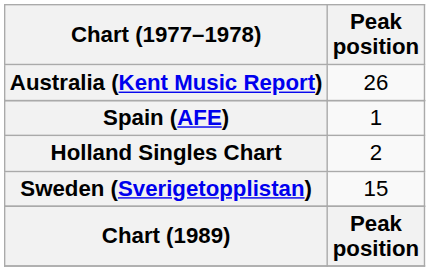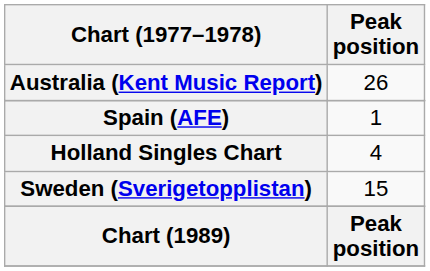(376, 152) 2 -> (376, 152) 4
